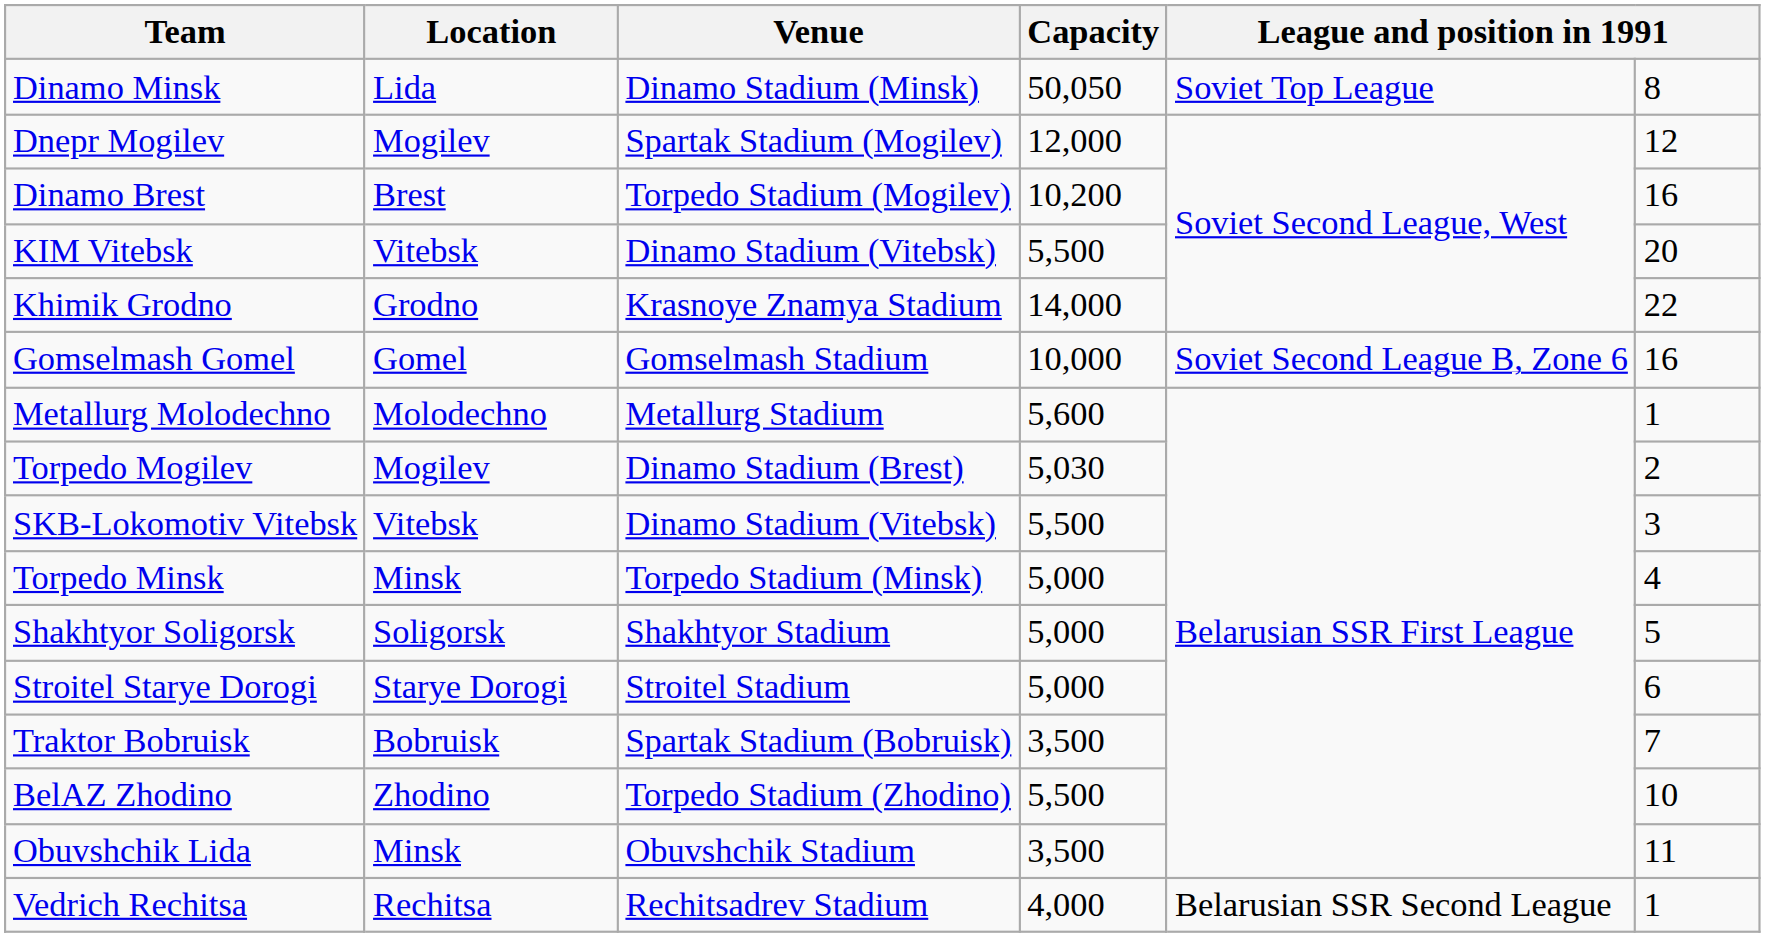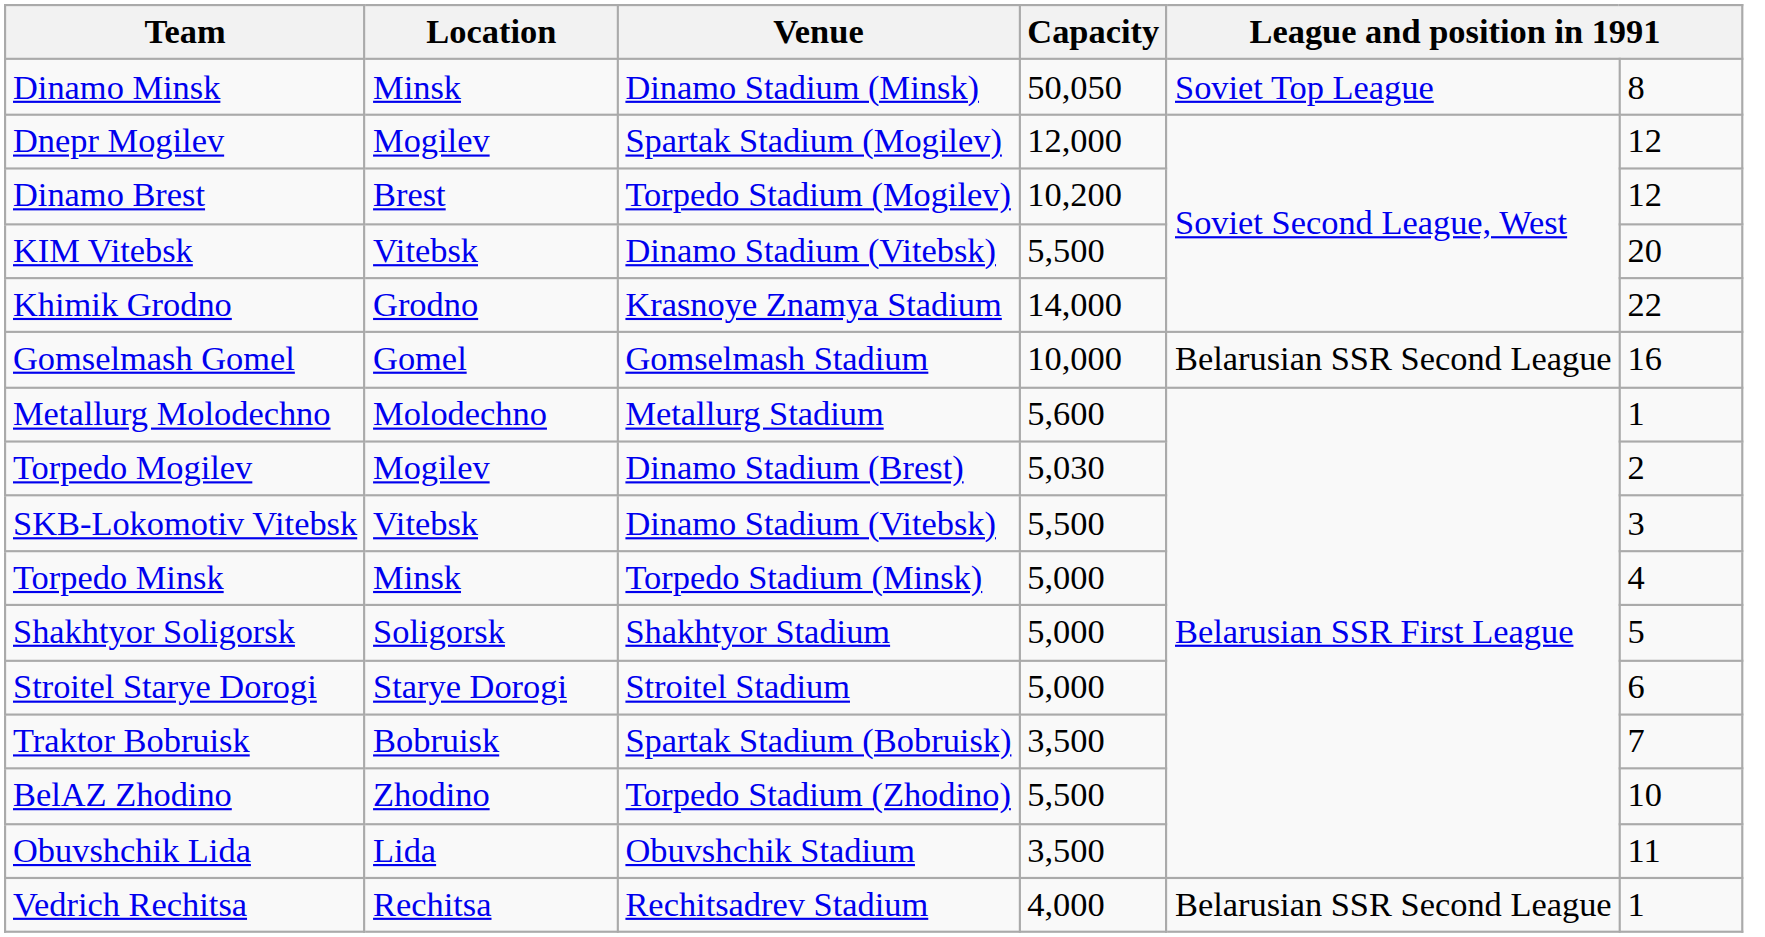(405, 86) Lida -> (417, 86) Minsk
(1661, 195) 16 -> (1645, 195) 12
(1401, 359) Soviet Second League B, Zone 6 -> (1393, 359) Belarusian SSR Second League
(417, 850) Minsk -> (405, 850) Lida
